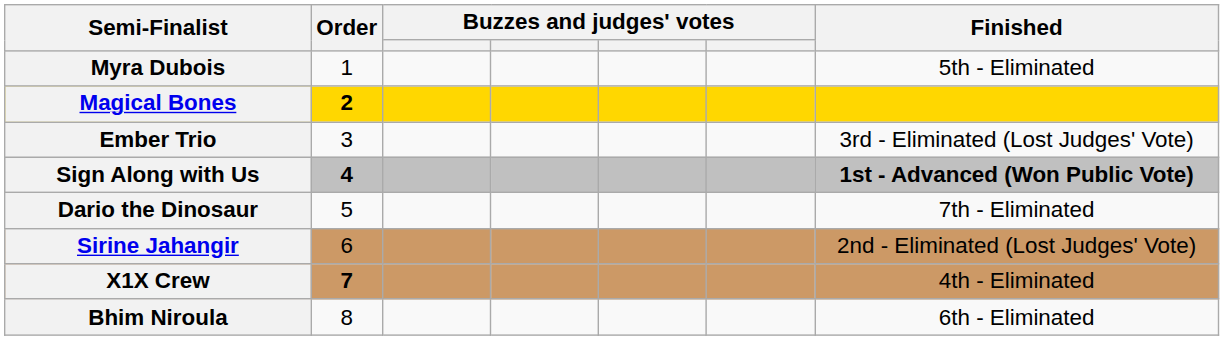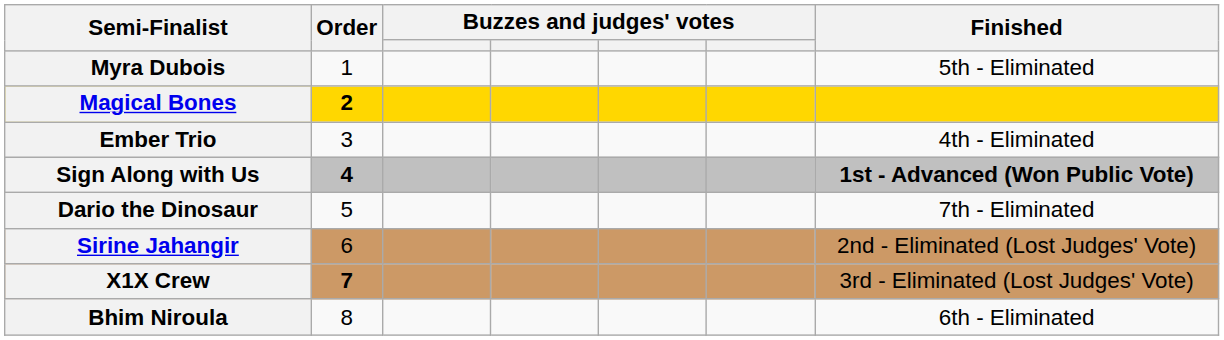(1017, 139) 3rd - Eliminated (Lost Judges' Vote) -> (1017, 139) 4th - Eliminated
(1017, 281) 4th - Eliminated -> (1017, 281) 3rd - Eliminated (Lost Judges' Vote)
